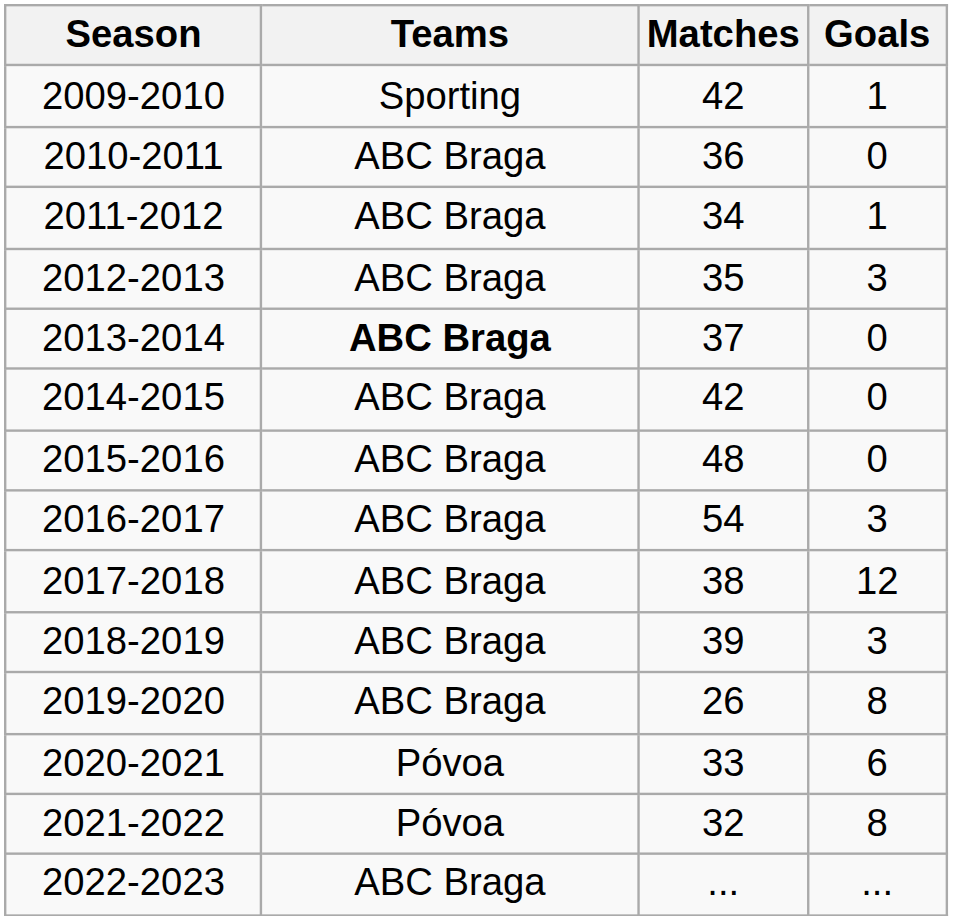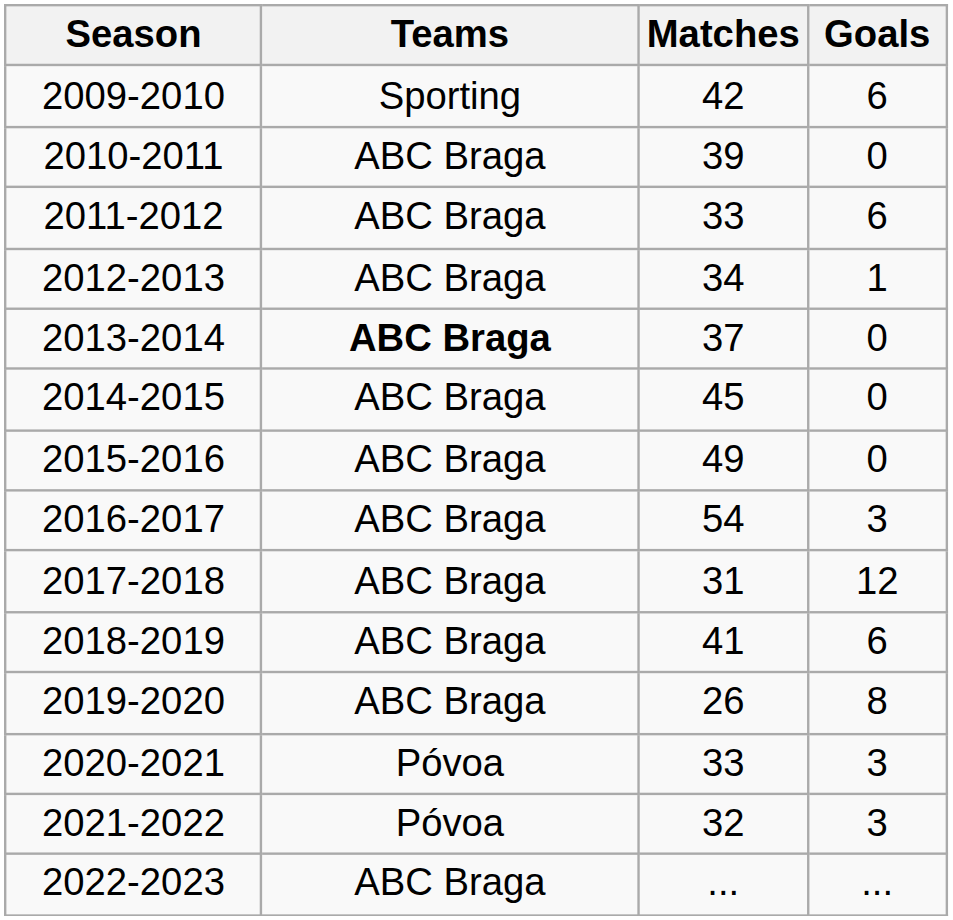(877, 95) 1 -> (877, 95) 6
(723, 156) 36 -> (723, 156) 39
(723, 216) 34 -> (723, 216) 33
(877, 216) 1 -> (877, 216) 6
(723, 277) 35 -> (723, 277) 34
(877, 277) 3 -> (877, 277) 1
(723, 398) 42 -> (723, 398) 45
(723, 459) 48 -> (723, 459) 49
(723, 580) 38 -> (723, 580) 31
(723, 641) 39 -> (723, 641) 41
(877, 641) 3 -> (877, 641) 6
(877, 762) 6 -> (877, 762) 3
(877, 823) 8 -> (877, 823) 3
